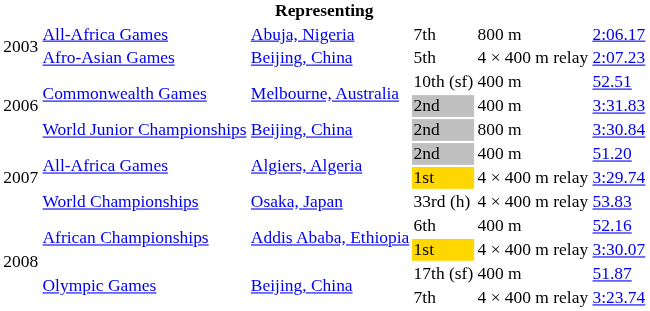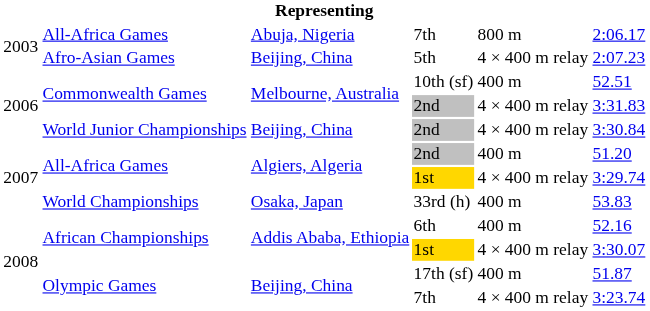(500, 105) 400 m -> (533, 105) 4 × 400 m relay
(500, 129) 800 m -> (533, 129) 4 × 400 m relay
(533, 201) 4 × 400 m relay -> (500, 201) 400 m
